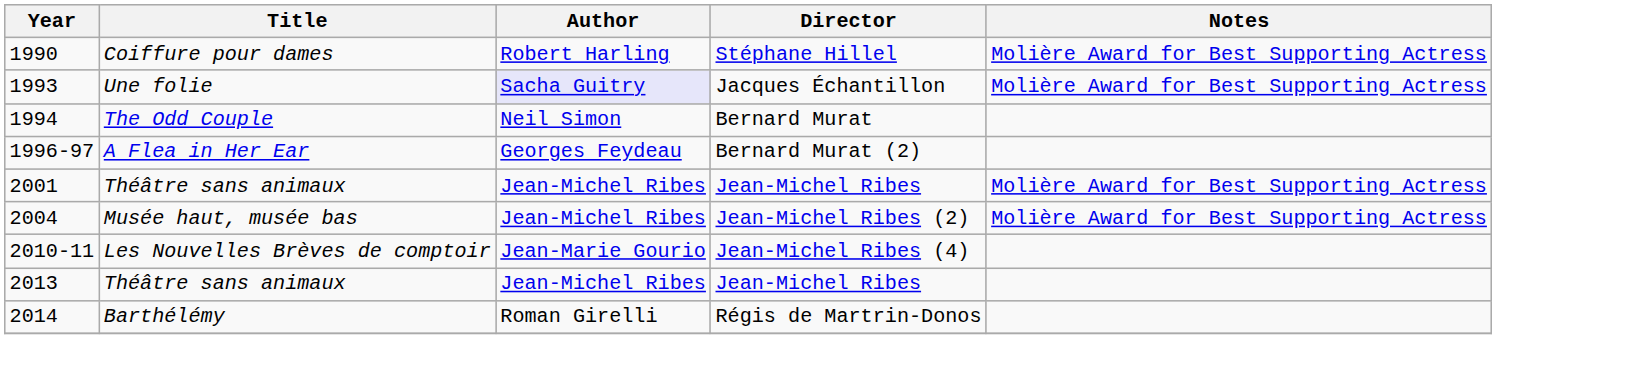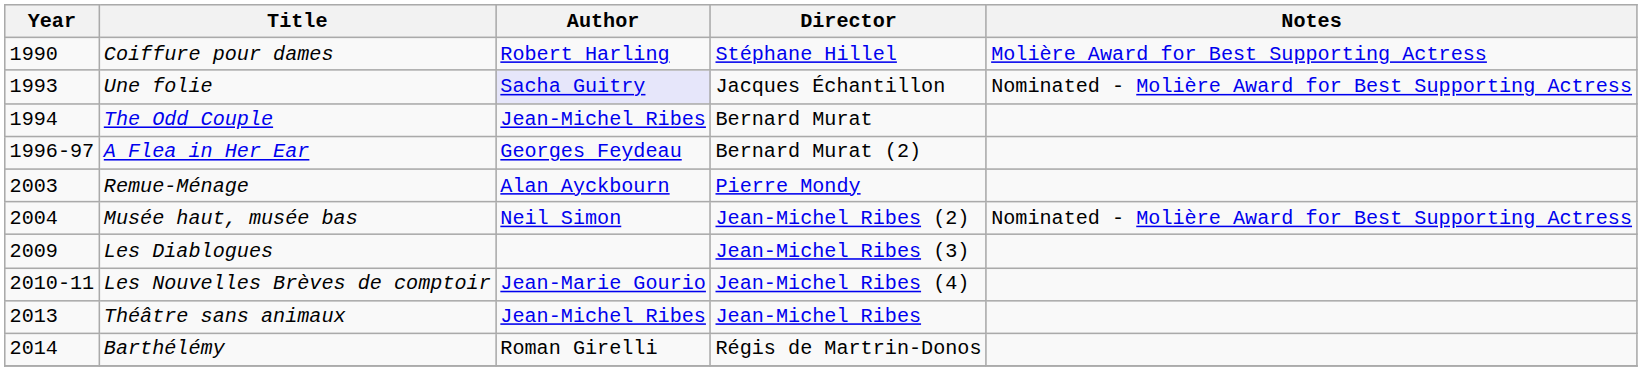(1239, 87) Molière Award for Best Supporting Actress -> (1312, 87) Nominated - Molière Award for Best Supporting Actress
(561, 120) Neil Simon -> (603, 120) Jean-Michel Ribes
- row: (34, 185)
+ row: (34, 185)
(603, 218) Jean-Michel Ribes -> (561, 218) Neil Simon
(1239, 218) Molière Award for Best Supporting Actress -> (1312, 218) Nominated - Molière Award for Best Supporting Actress
+ row: (34, 251)
